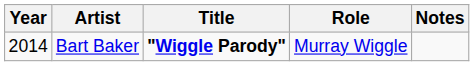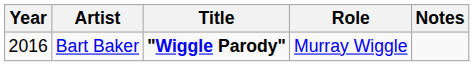(28, 46) 2014 -> (28, 46) 2016
